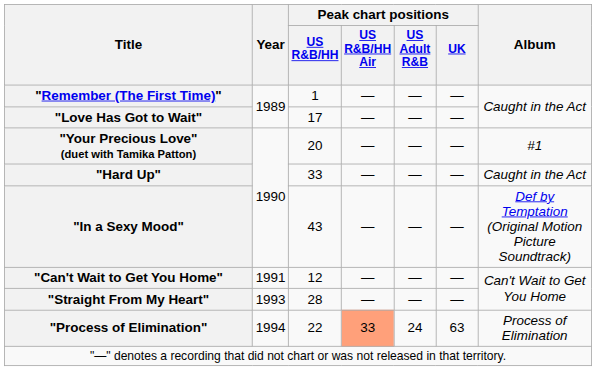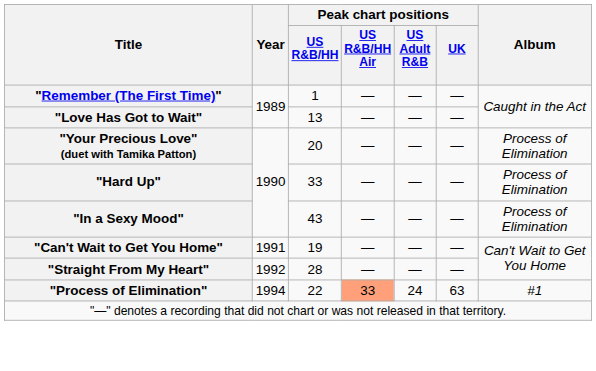(315, 117) 17 -> (315, 117) 13
(535, 146) #1 -> (535, 146) Process of Elimination
(535, 174) Caught in the Act -> (535, 182) Process of Elimination
(535, 226) Def by Temptation (Original Motion Picture Soundtrack) -> (535, 218) Process of Elimination
(315, 278) 12 -> (315, 247) 19
(271, 299) 1993 -> (271, 269) 1992
(535, 328) Process of Elimination -> (535, 290) #1
